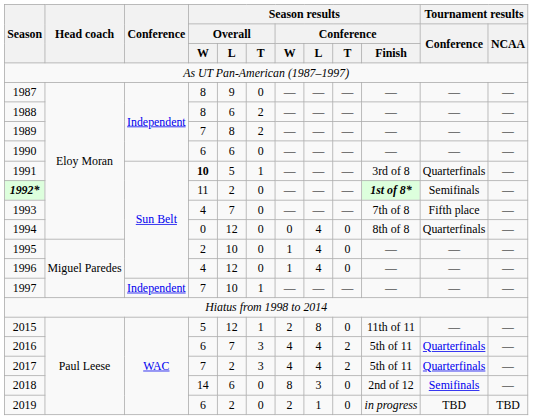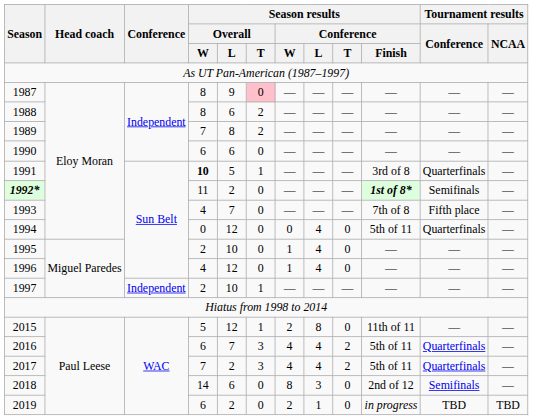(261, 92) no background -> (261, 92) pink background
(391, 229) 8th of 8 -> (391, 229) 5th of 11
(203, 288) 7 -> (203, 288) 2
